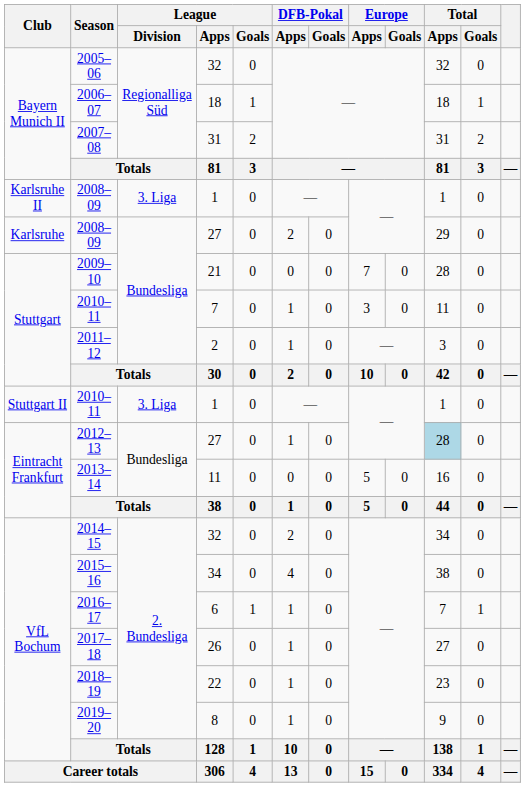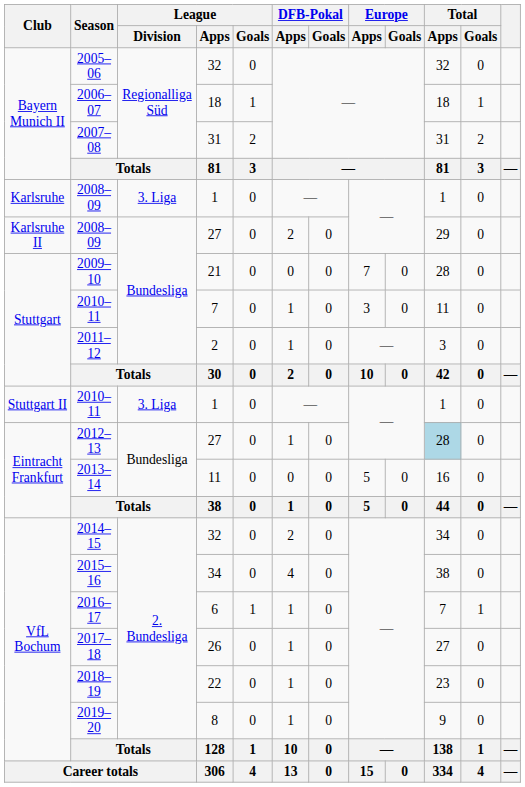(37, 198) Karlsruhe II -> (37, 198) Karlsruhe
(37, 235) Karlsruhe -> (37, 235) Karlsruhe II
